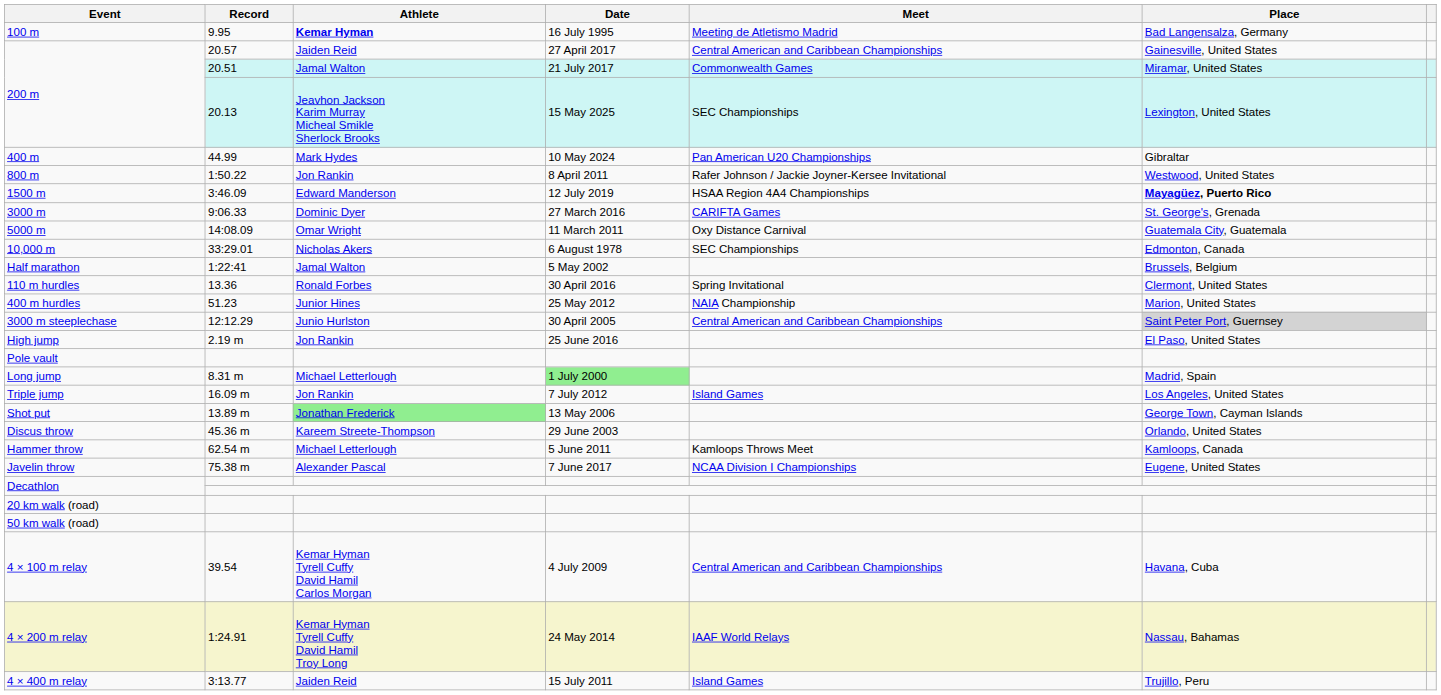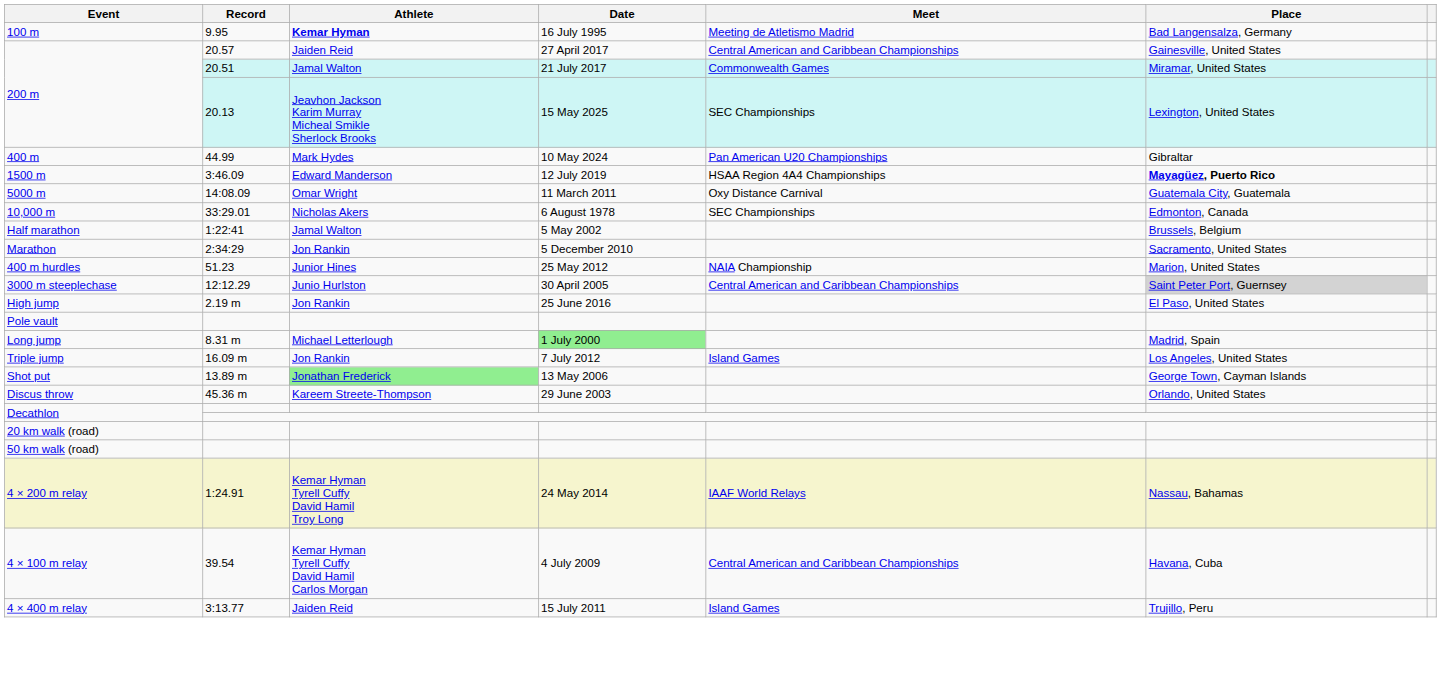- row: (23, 175)
- row: (26, 212)
+ row: (31, 248)
- row: (43, 285)
- row: (45, 449)
- row: (41, 468)
rows swapped: (47, 567) <-> (47, 637)
